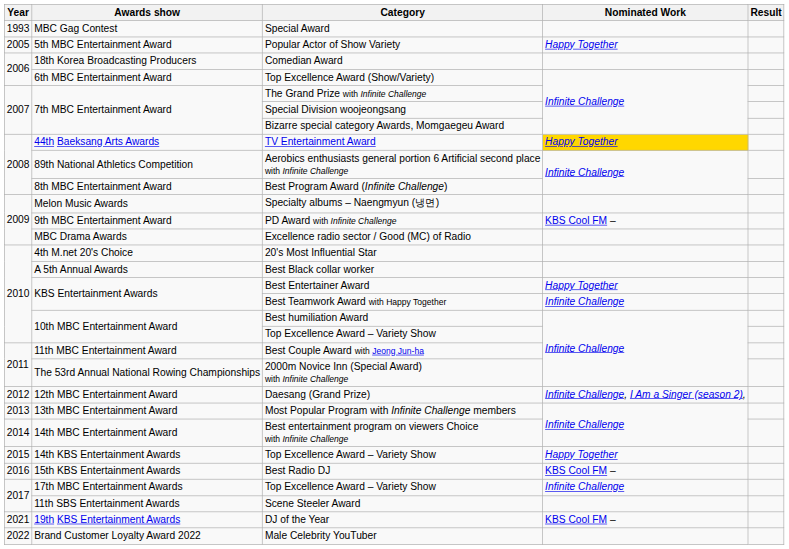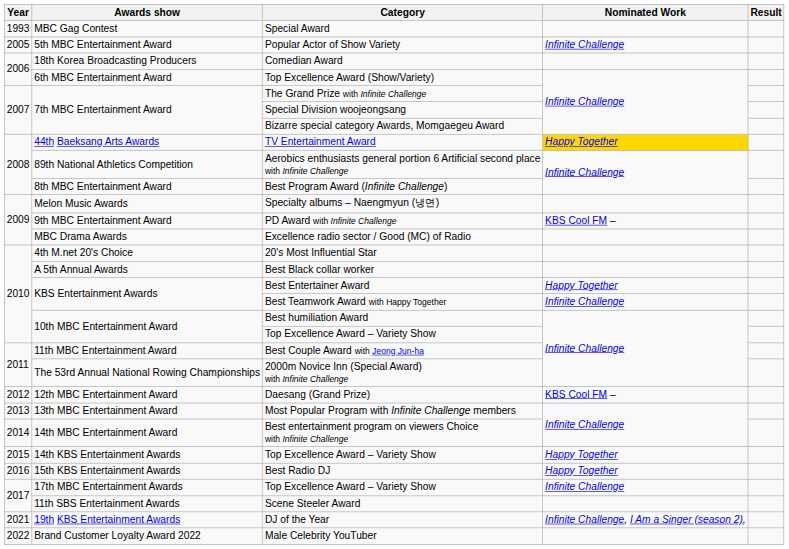(581, 45) Happy Together -> (585, 45) Infinite Challenge
(645, 394) Infinite Challenge, I Am a Singer (season 2), -> (580, 394) KBS Cool FM –
(580, 471) KBS Cool FM – -> (581, 471) Happy Together
(580, 520) KBS Cool FM – -> (645, 520) Infinite Challenge, I Am a Singer (season 2),
